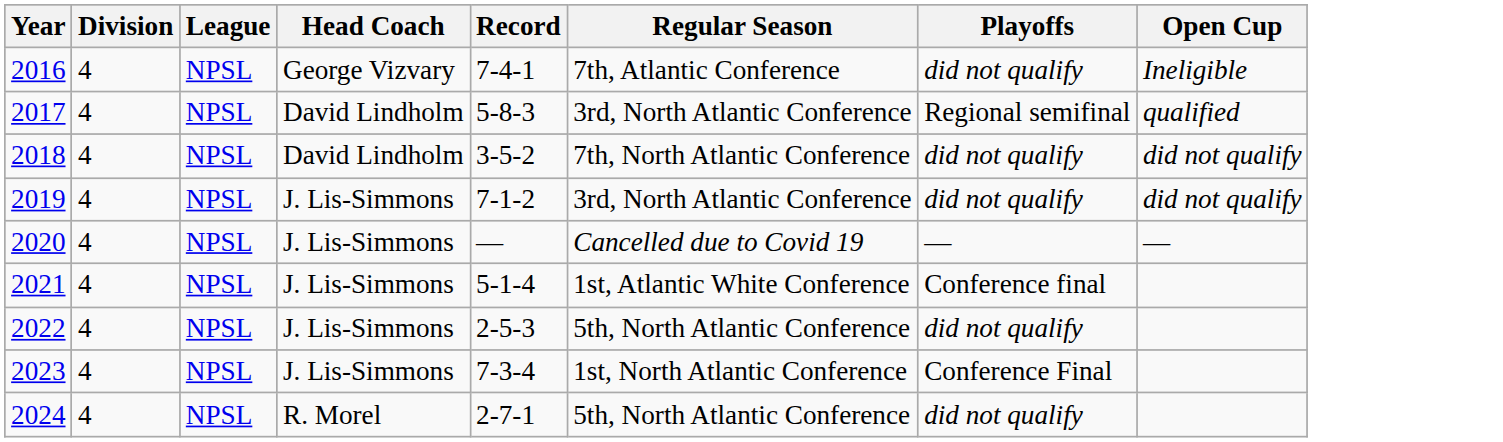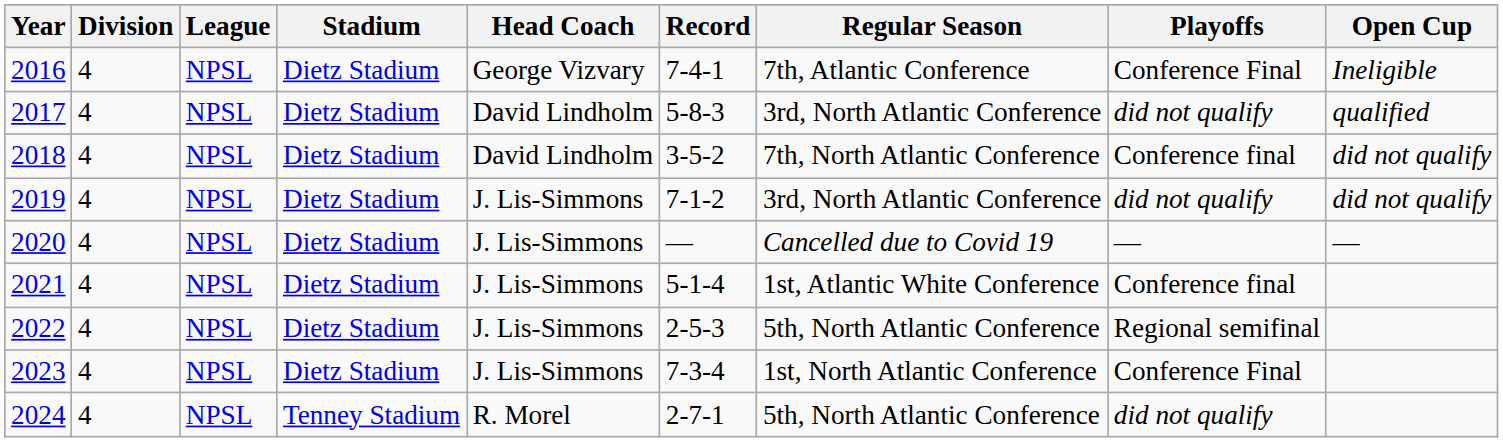+ column: (372, 26)
(1003, 69) did not qualify -> (1208, 69) Conference Final
(1027, 112) Regional semifinal -> (1193, 112) did not qualify
(1003, 155) did not qualify -> (1205, 155) Conference final
(1003, 328) did not qualify -> (1217, 328) Regional semifinal
